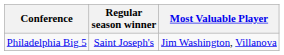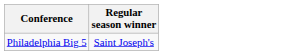- column: (219, 19)
